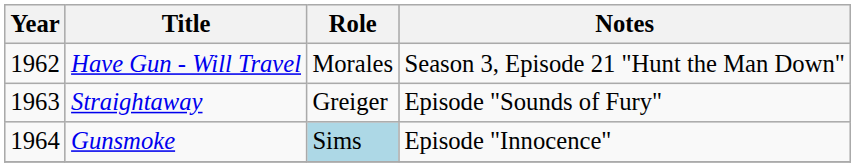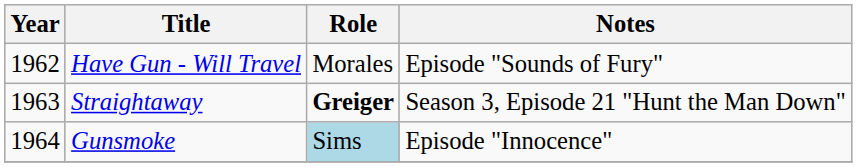(625, 63) Season 3, Episode 21 "Hunt the Man Down" -> (534, 63) Episode "Sounds of Fury"
(350, 102) normal -> (353, 102) bold
(533, 102) Episode "Sounds of Fury" -> (626, 102) Season 3, Episode 21 "Hunt the Man Down"
